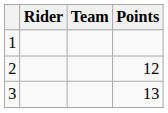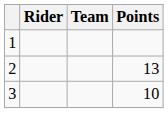(151, 68) 12 -> (151, 68) 13
(151, 94) 13 -> (151, 94) 10
